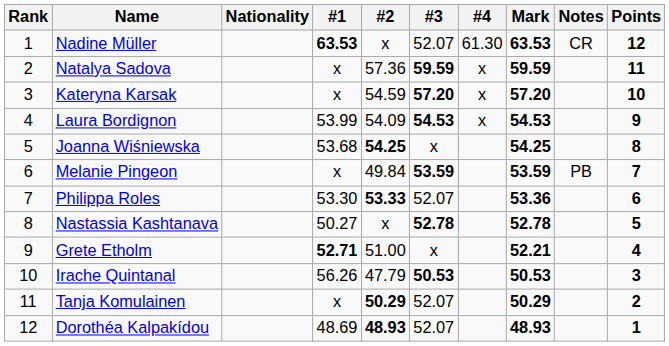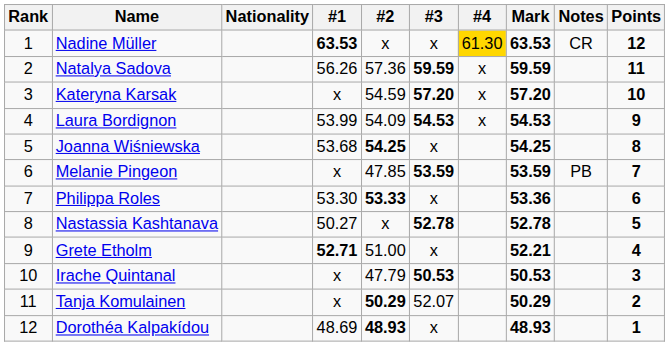(434, 43) 52.07 -> (434, 43) x
(482, 43) no background -> (482, 43) gold background
(337, 69) x -> (337, 69) 56.26
(385, 172) 49.84 -> (385, 172) 47.85
(434, 198) 52.07 -> (434, 198) x
(337, 276) 56.26 -> (337, 276) x
(434, 328) 52.07 -> (434, 328) x
